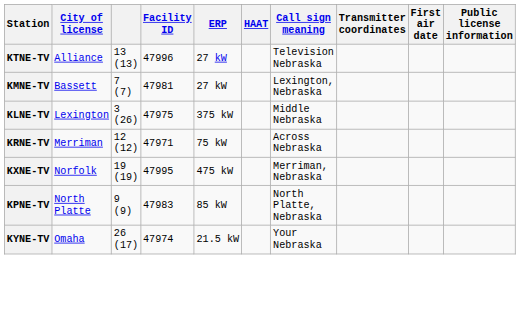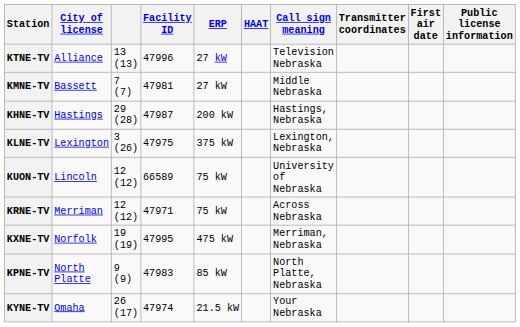(304, 87) Lexington, Nebraska -> (297, 87) Middle Nebraska
+ row: (28, 115)
(297, 115) Middle Nebraska -> (304, 143) Lexington, Nebraska
+ row: (28, 177)
